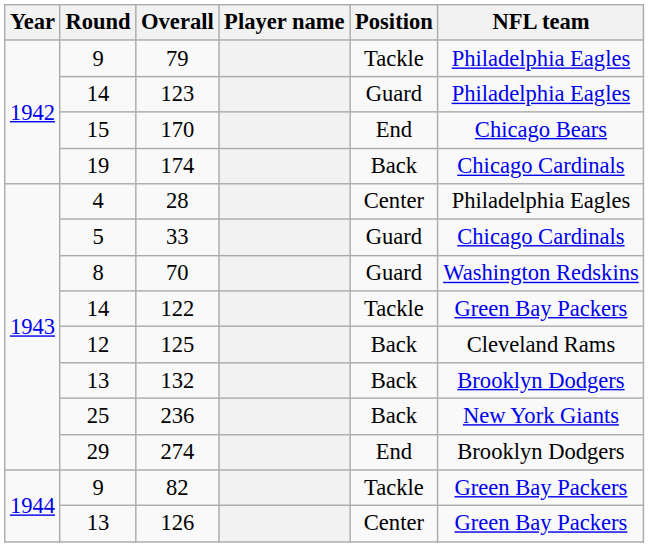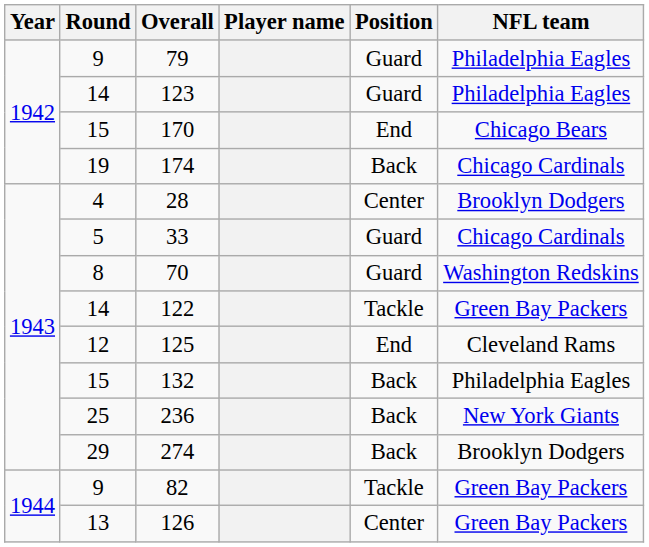(394, 58) Tackle -> (394, 58) Guard
(541, 201) Philadelphia Eagles -> (541, 201) Brooklyn Dodgers
(394, 344) Back -> (394, 344) End
(98, 380) 13 -> (98, 380) 15
(541, 380) Brooklyn Dodgers -> (541, 380) Philadelphia Eagles
(394, 451) End -> (394, 451) Back
